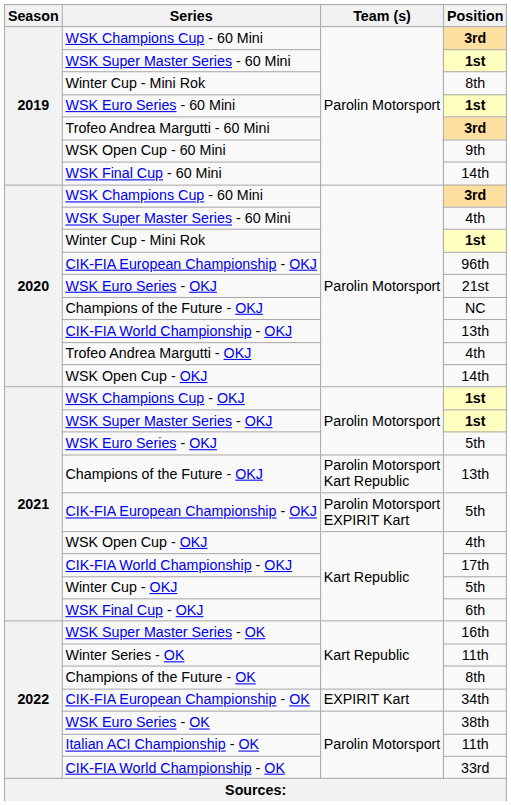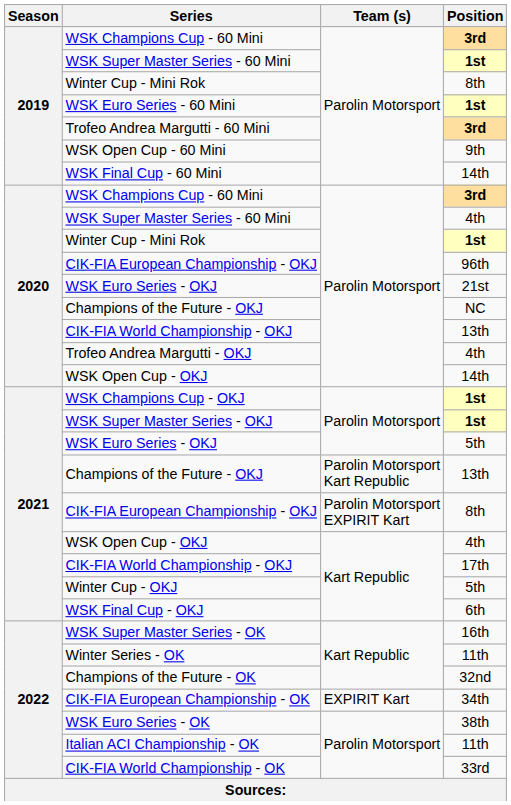(475, 512) 5th -> (475, 512) 8th
(475, 677) 8th -> (475, 677) 32nd
